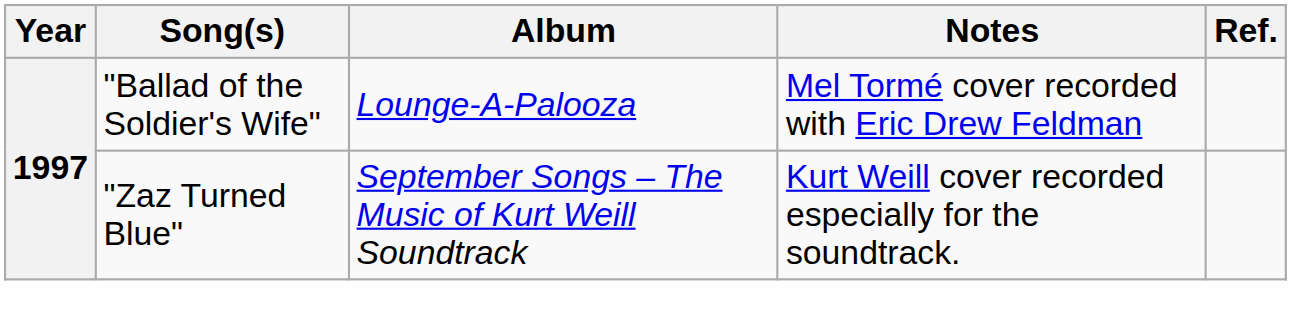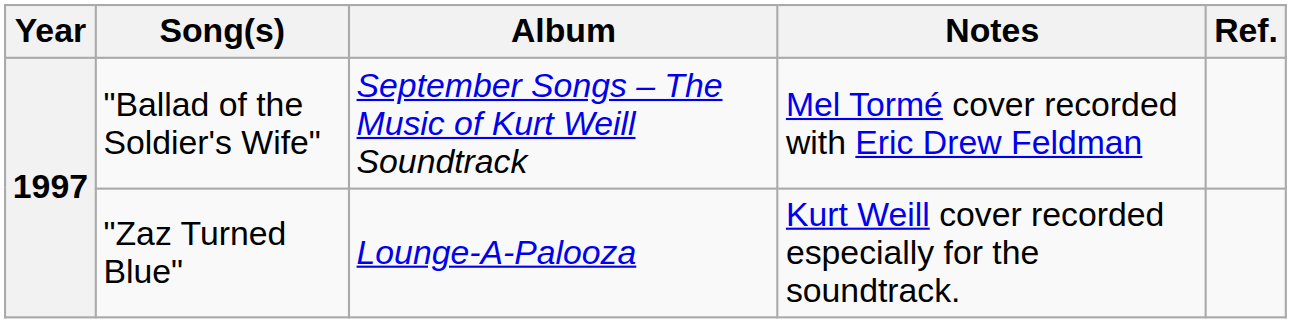(496, 103) Lounge-A-Palooza -> (540, 122) September Songs – The Music of Kurt Weill Soundtrack
(540, 214) September Songs – The Music of Kurt Weill Soundtrack -> (496, 252) Lounge-A-Palooza
